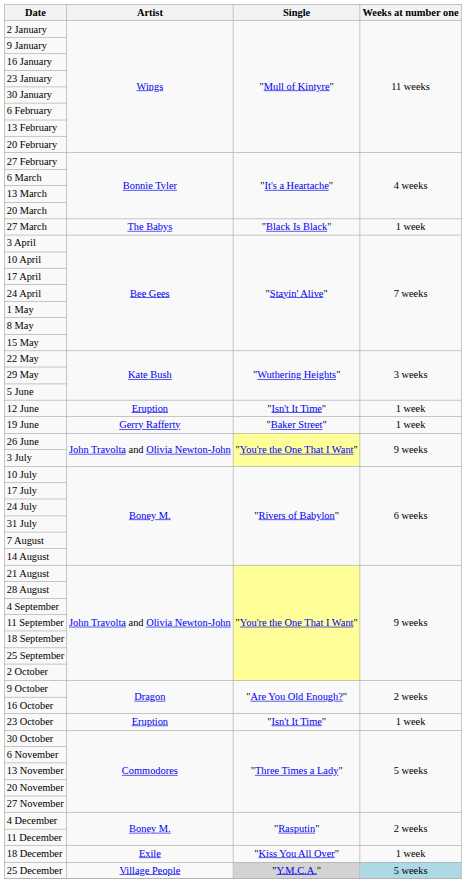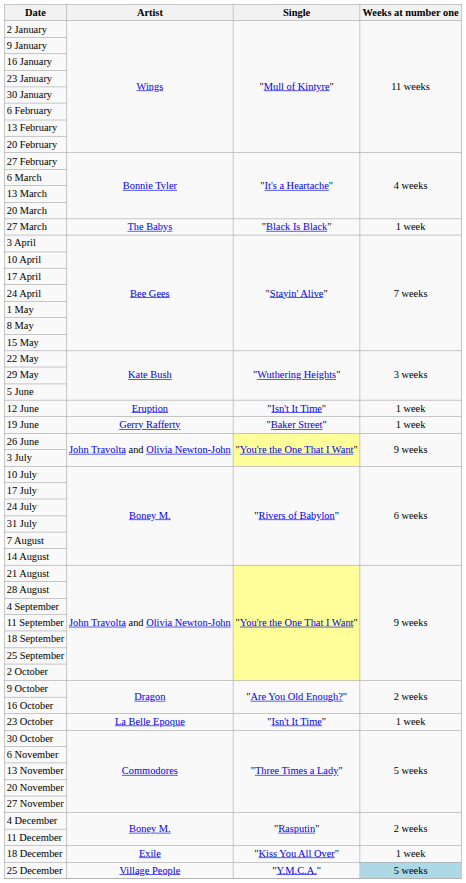(150, 721) Eruption -> (150, 721) La Belle Epoque
(297, 870) lightgrey background -> (297, 870) no background
